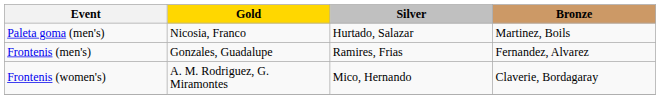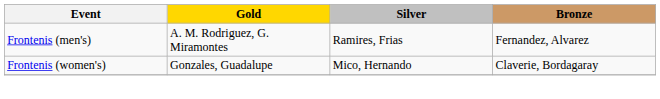- row: (56, 33)
(221, 52) Gonzales, Guadalupe -> (219, 39) A. M. Rodriguez, G. Miramontes
(219, 77) A. M. Rodriguez, G. Miramontes -> (221, 65) Gonzales, Guadalupe
